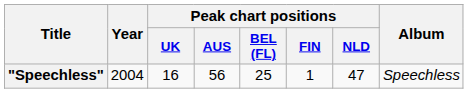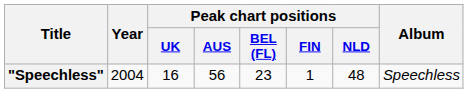(263, 75) 25 -> (263, 75) 23
(356, 75) 47 -> (356, 75) 48
